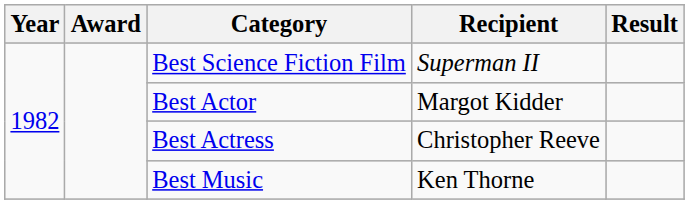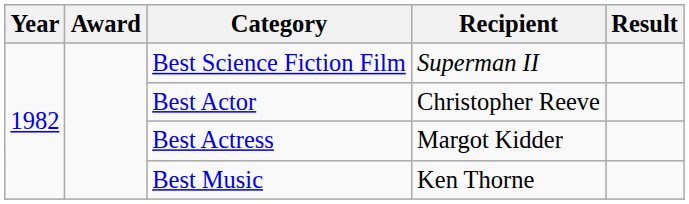(490, 101) Margot Kidder -> (509, 101) Christopher Reeve
(509, 140) Christopher Reeve -> (490, 140) Margot Kidder
